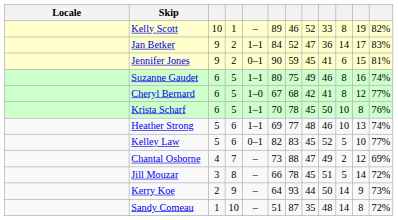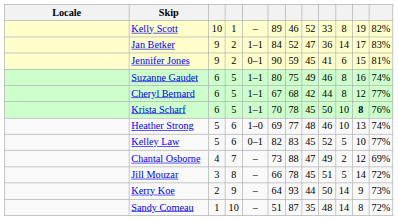(255, 93) 1–0 -> (255, 93) 1–1
(327, 93) 41 -> (327, 93) 44
(361, 110) normal -> (361, 110) bold
(255, 126) 1–1 -> (255, 126) 1–0
